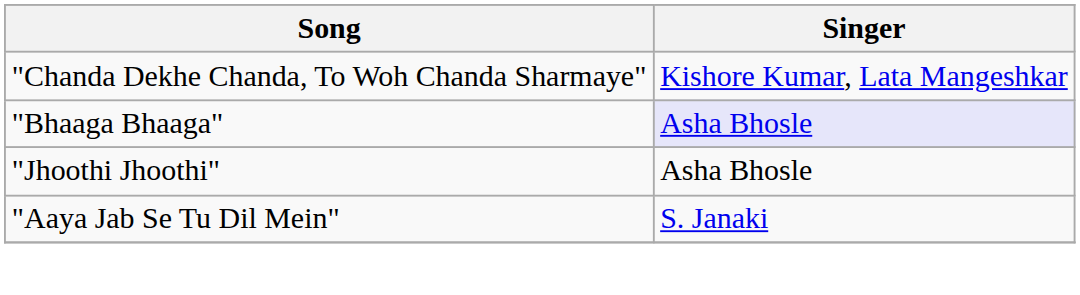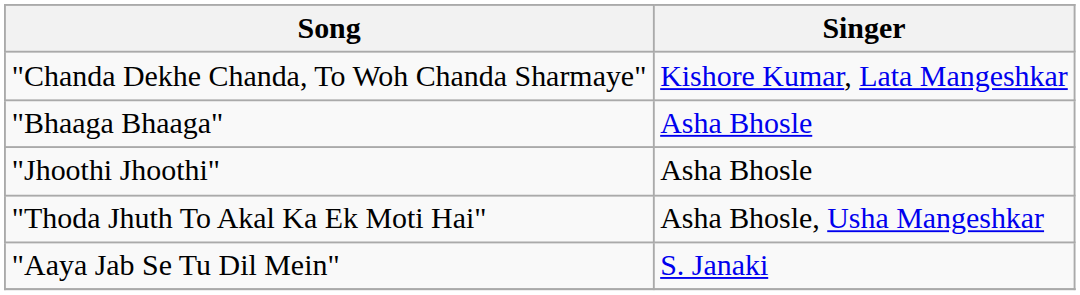(736, 123) lavender background -> (736, 123) no background
+ row: (249, 218)
